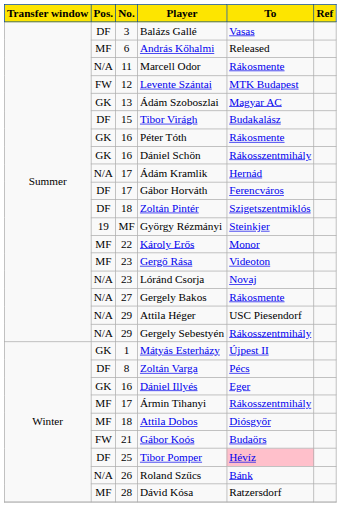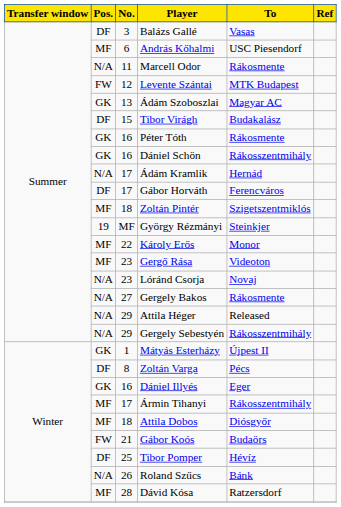(249, 48) Released -> (265, 48) USC Piesendorf
(103, 208) DF -> (103, 208) MF
(265, 315) USC Piesendorf -> (249, 315) Released
(243, 457) pink background -> (243, 457) no background
